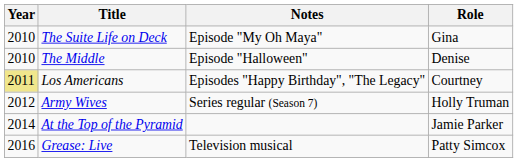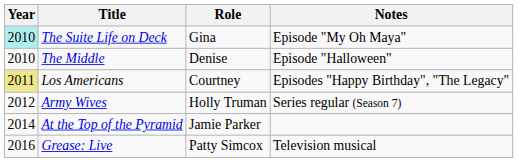columns swapped: (470, 15) <-> (307, 15)
(21, 37) no background -> (21, 37) paleturquoise background
